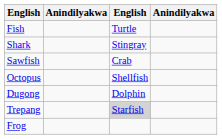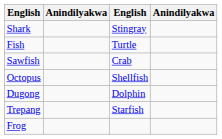rows swapped: (16, 28) <-> (19, 45)
(128, 110) lightgrey background -> (128, 110) no background
